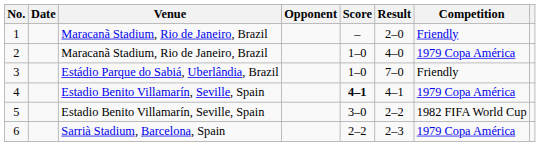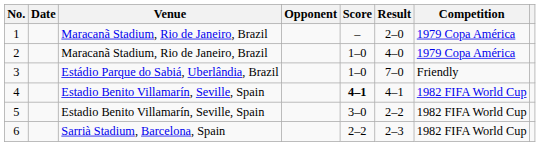(438, 33) Friendly -> (466, 33) 1979 Copa América
(466, 92) 1979 Copa América -> (472, 92) 1982 FIFA World Cup
(466, 131) 1979 Copa América -> (472, 131) 1982 FIFA World Cup
